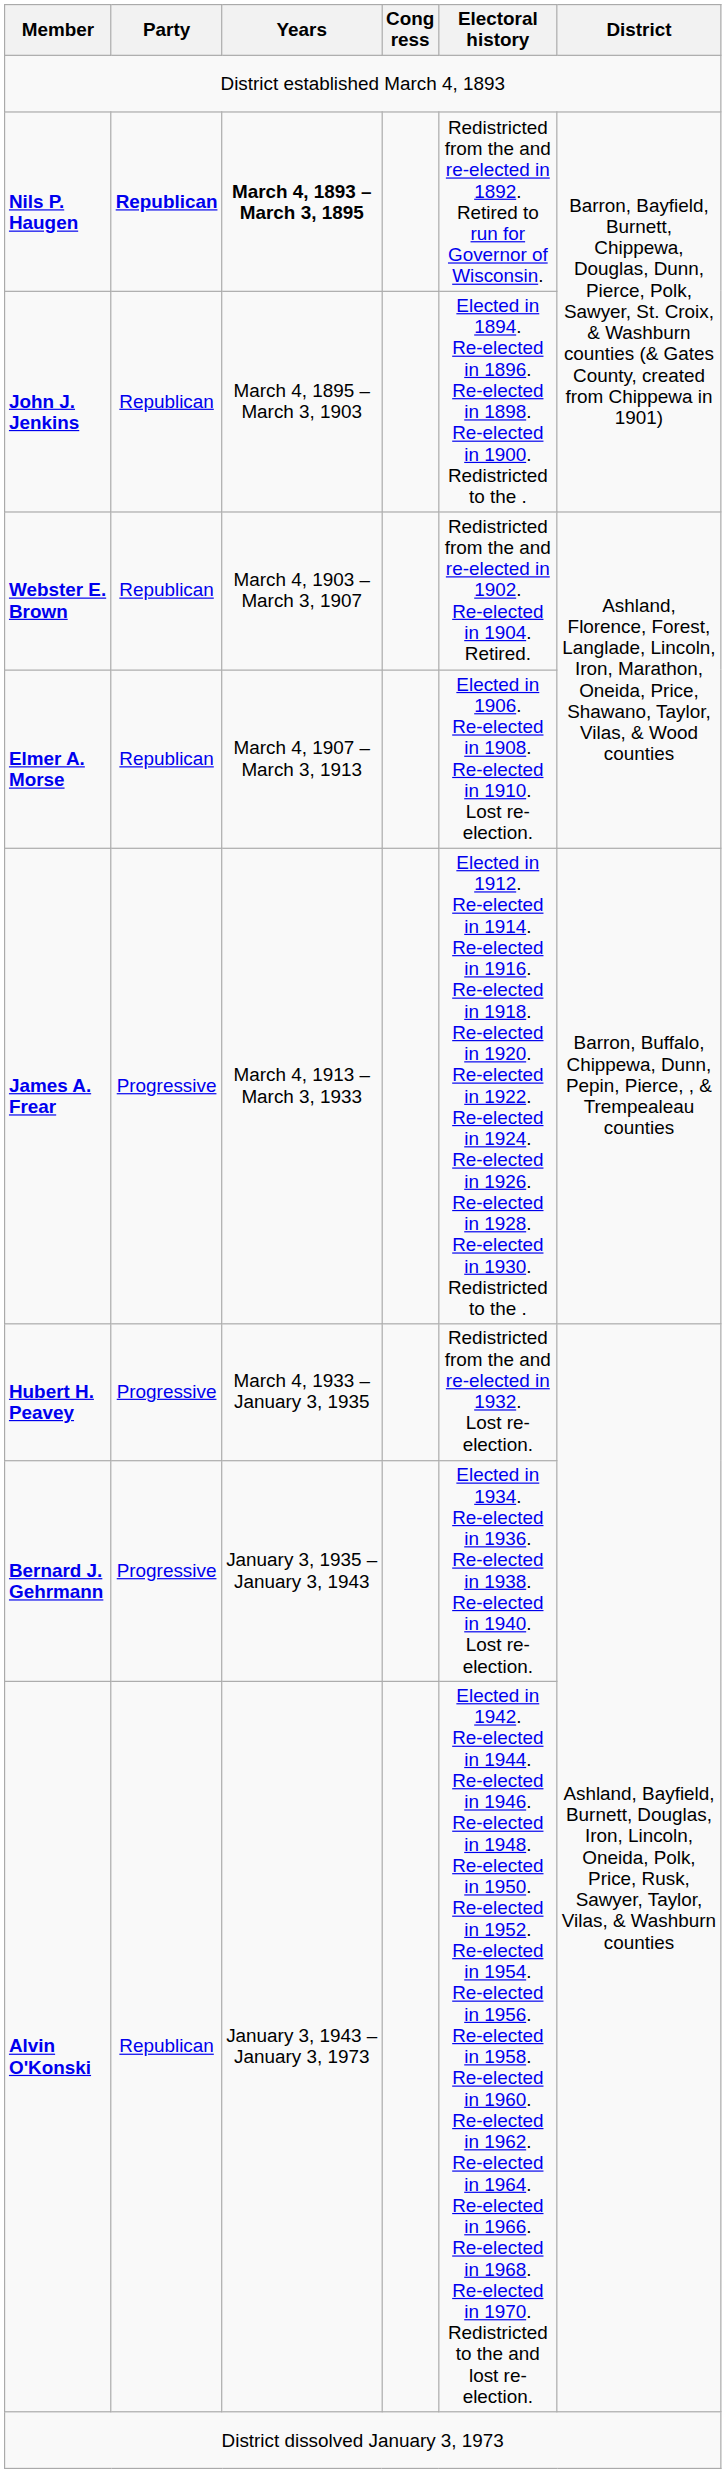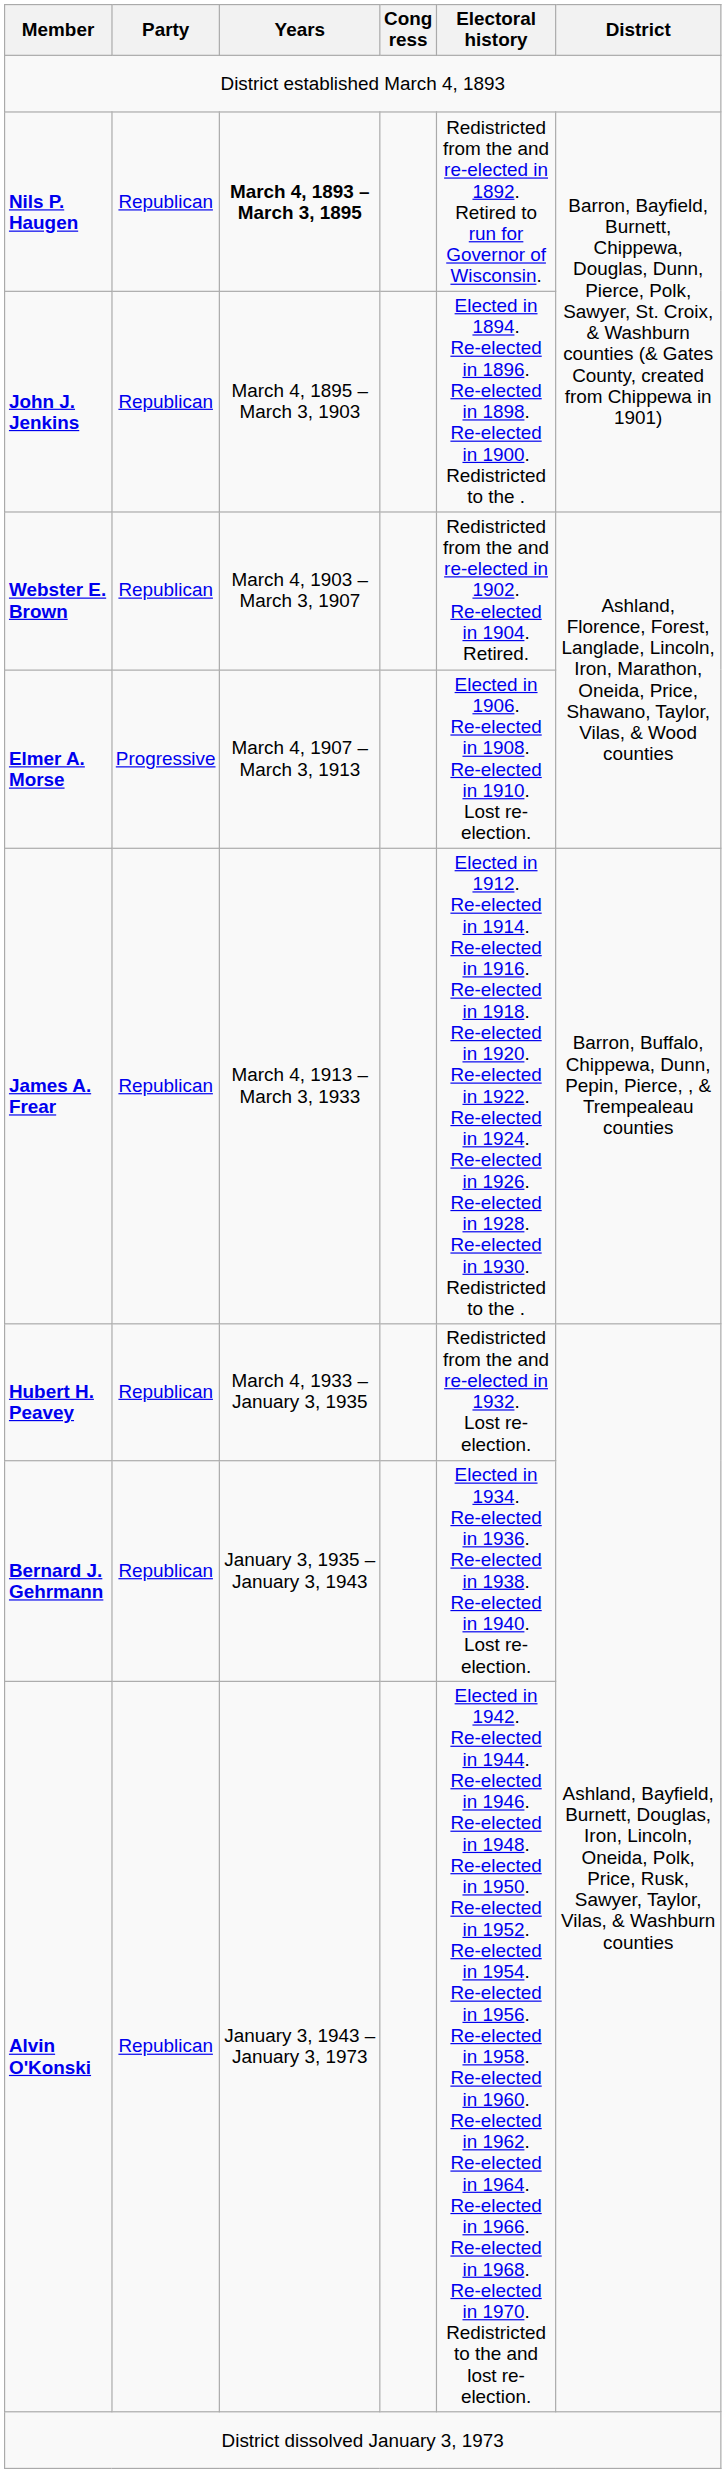(167, 201) bold -> (166, 201) normal
(167, 758) Republican -> (166, 758) Progressive
(167, 1086) Progressive -> (166, 1086) Republican
(167, 1392) Progressive -> (166, 1392) Republican
(167, 1570) Progressive -> (166, 1570) Republican
